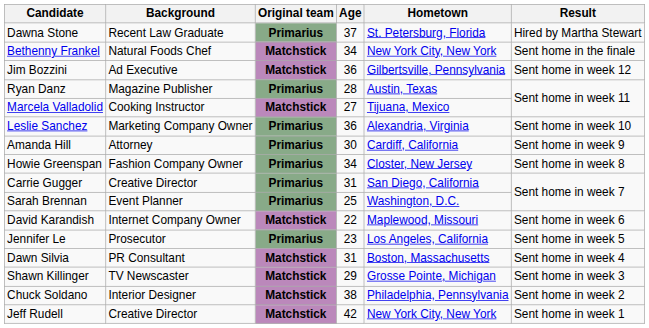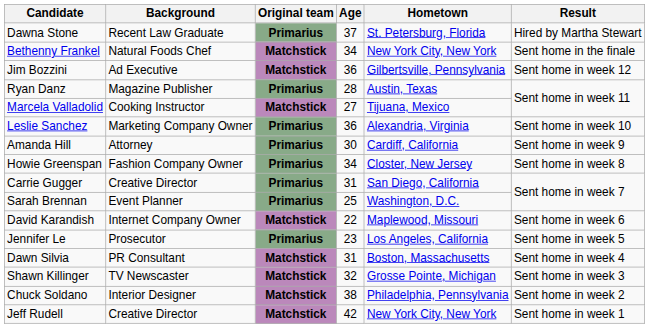(350, 276) 29 -> (350, 276) 32
